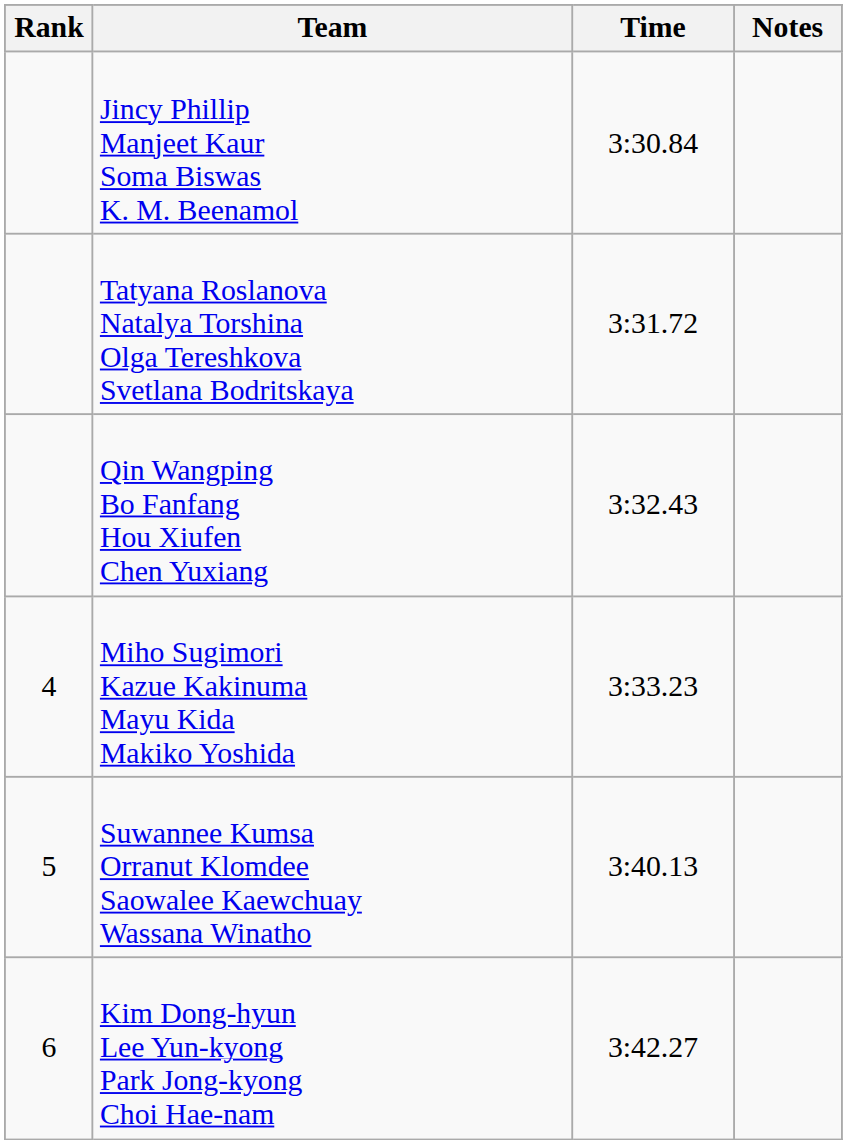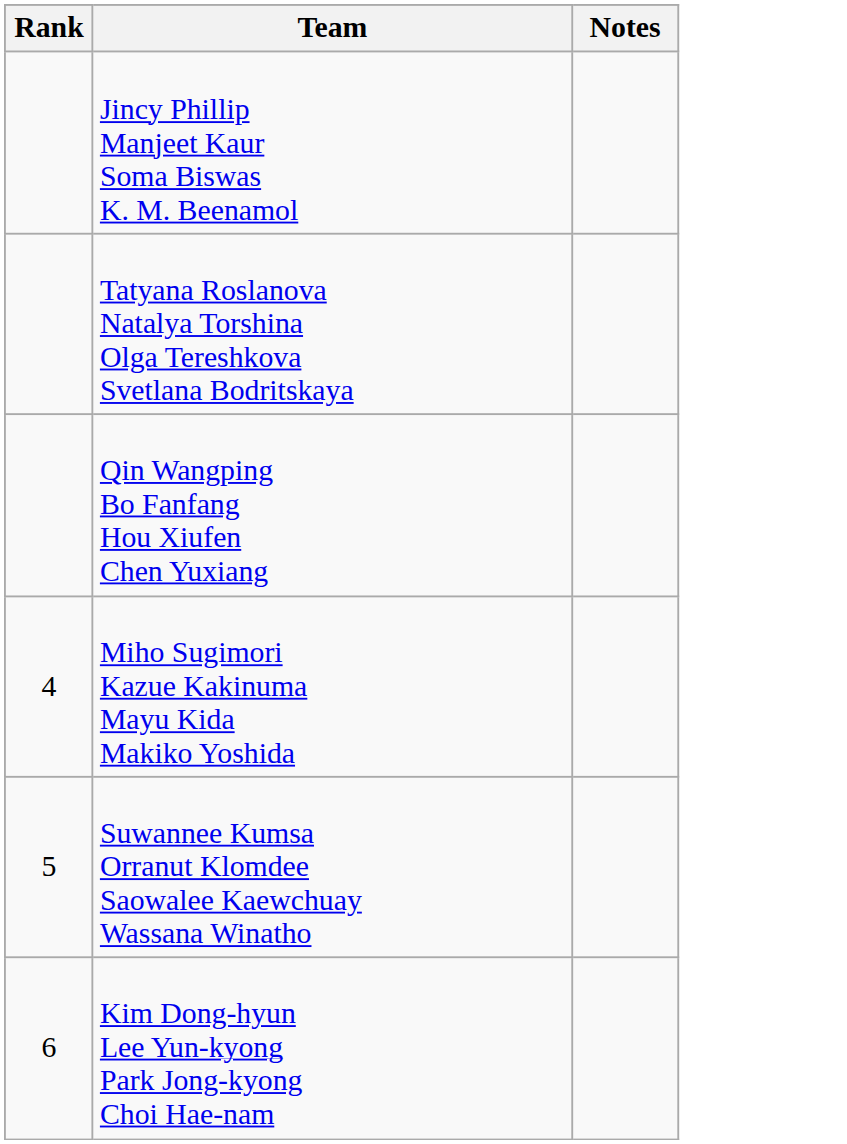- column: (653, 28)
